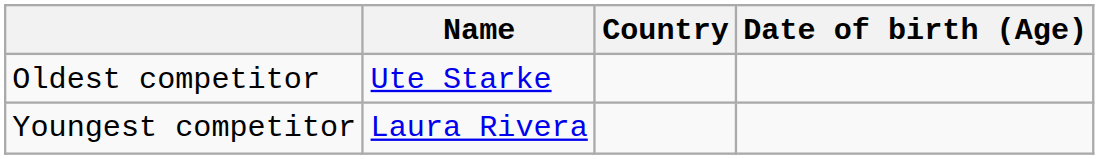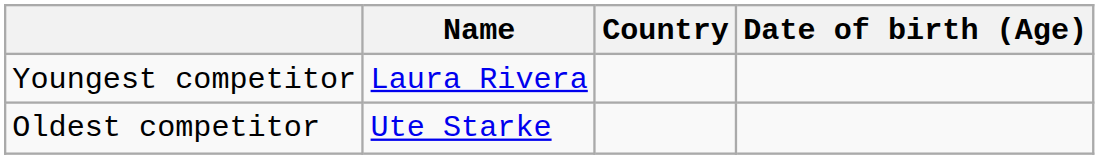rows swapped: (184, 128) <-> (166, 79)
